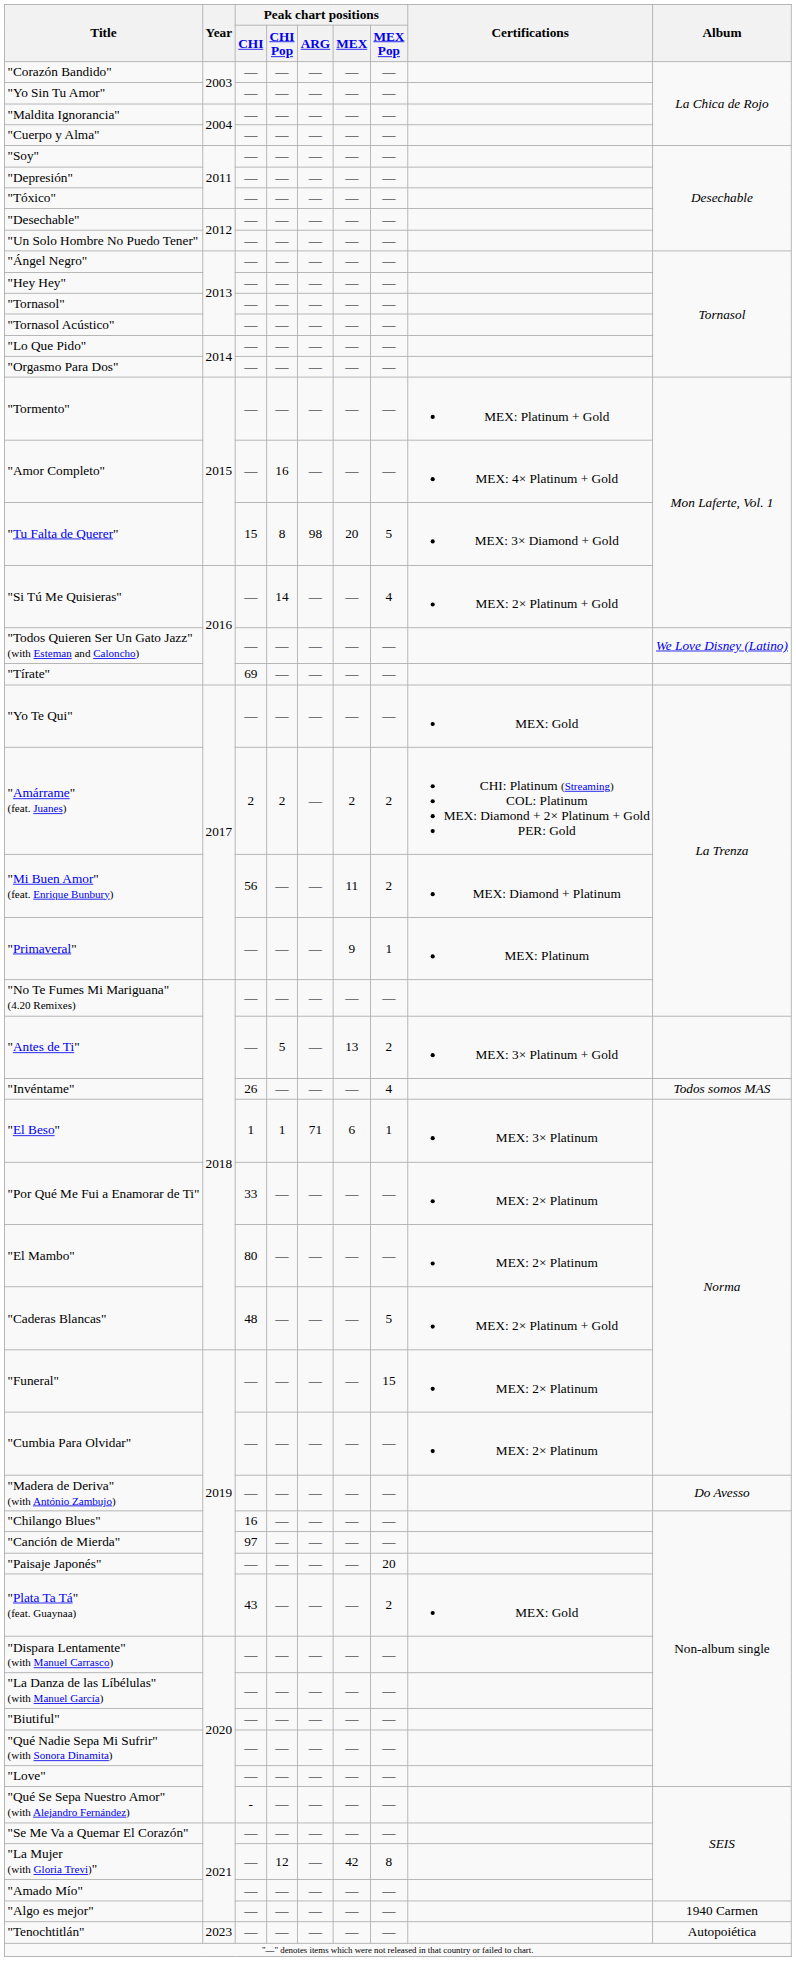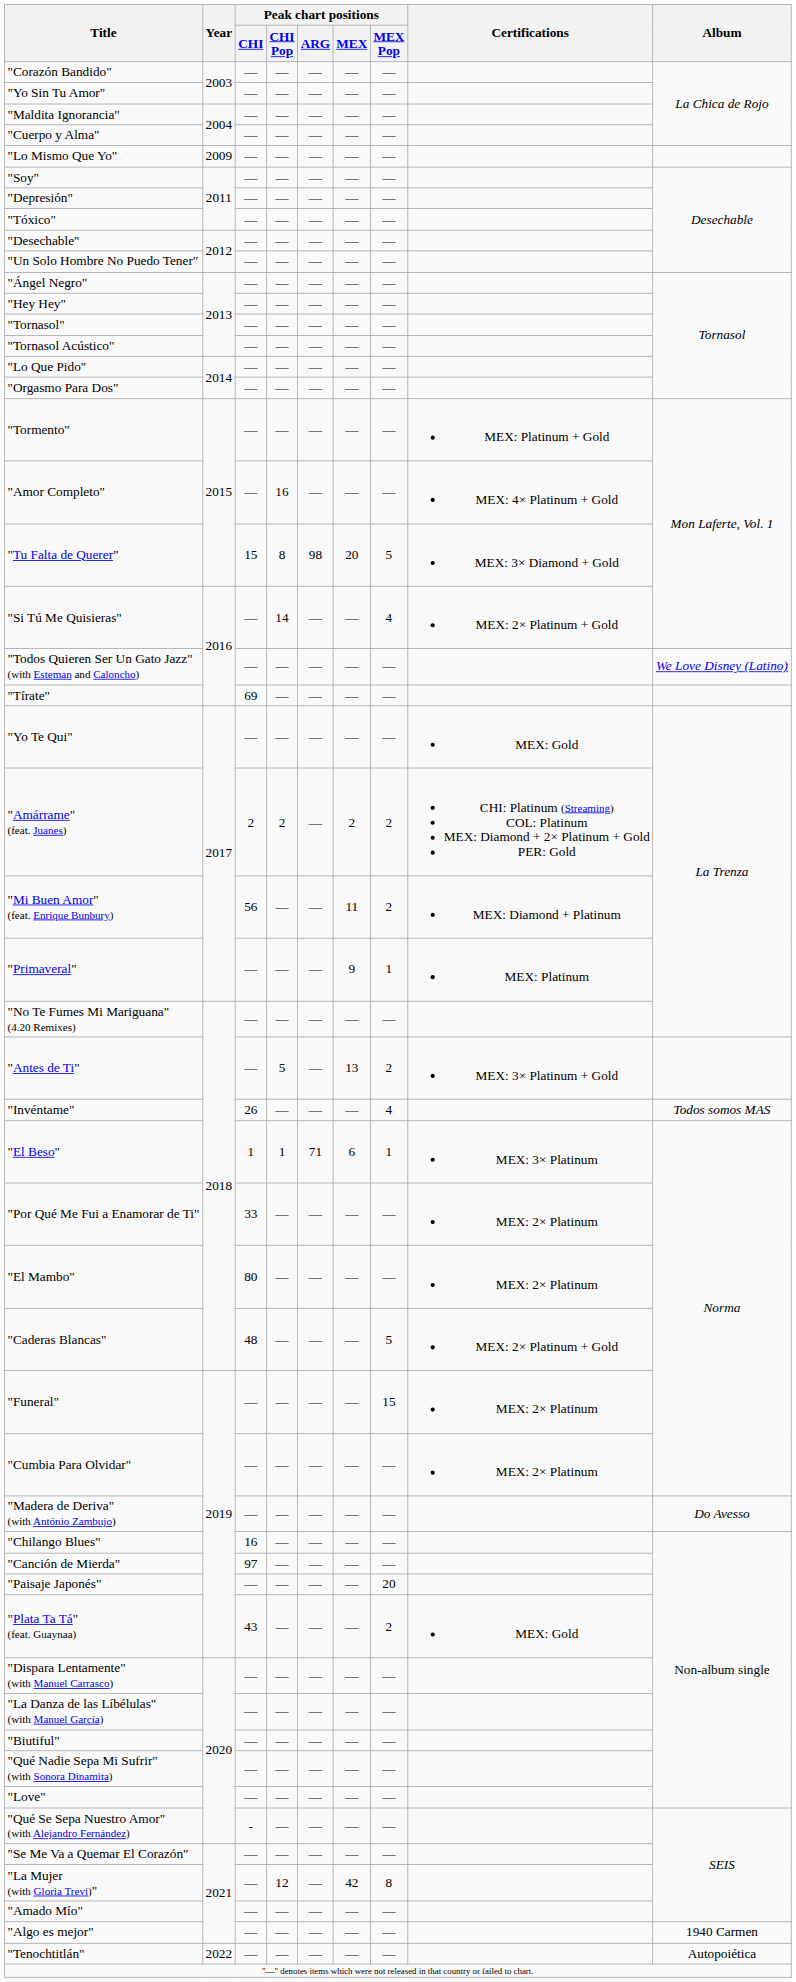+ row: (62, 156)
(219, 1932) 2023 -> (219, 1953) 2022
